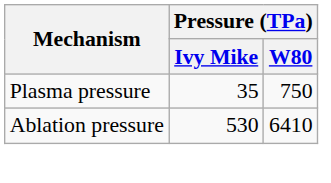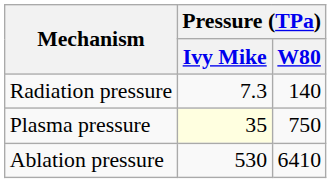+ row: (91, 90)
(248, 90) no background -> (256, 125) lightyellow background
